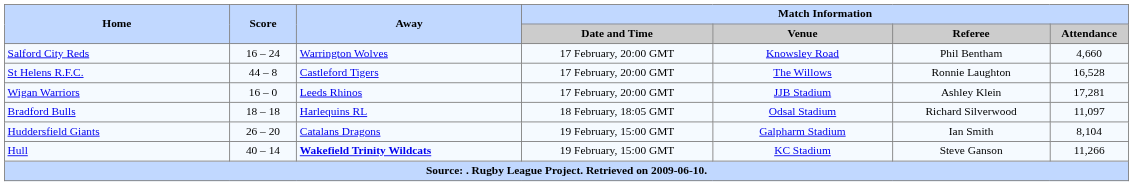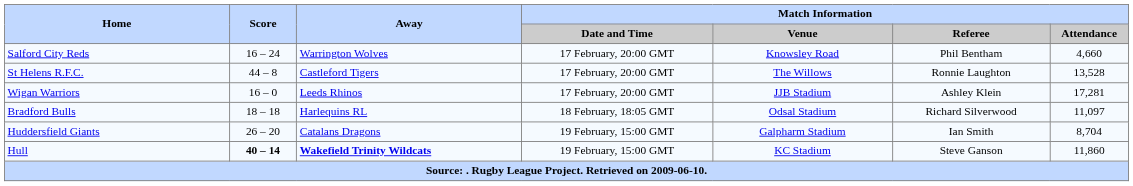(1089, 73) 16,528 -> (1089, 73) 13,528
(1089, 131) 8,104 -> (1089, 131) 8,704
(263, 151) normal -> (263, 151) bold
(1089, 151) 11,266 -> (1089, 151) 11,860
